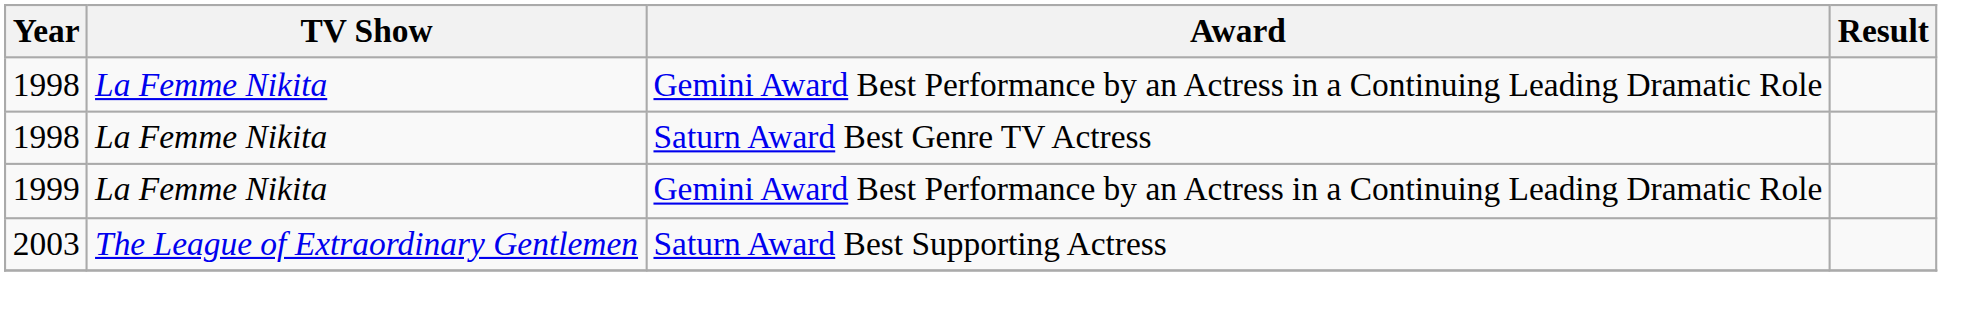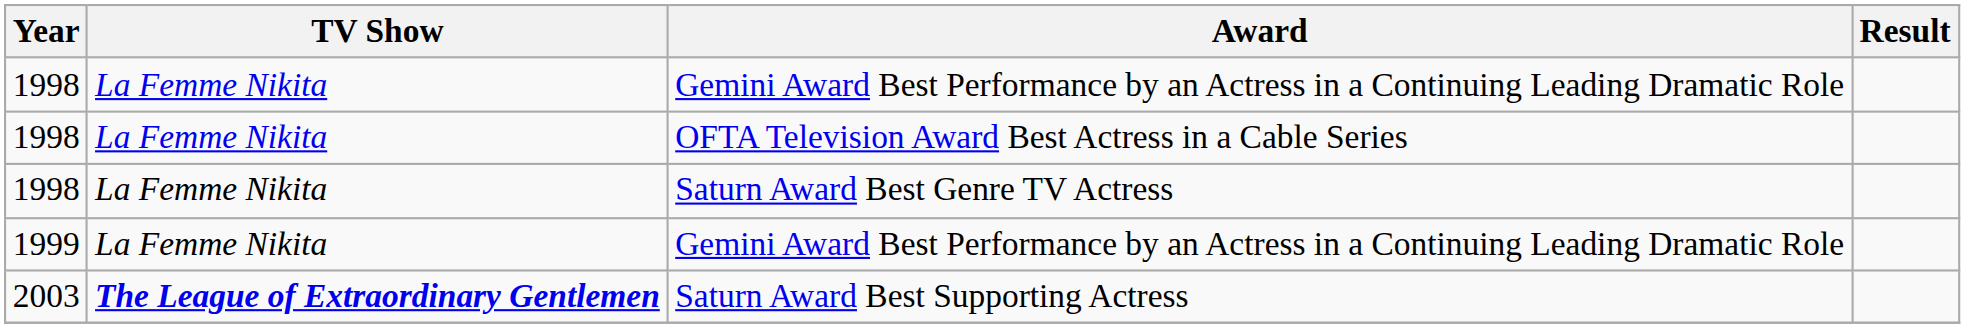+ row: (46, 137)
(367, 243) normal -> (377, 296) bold
